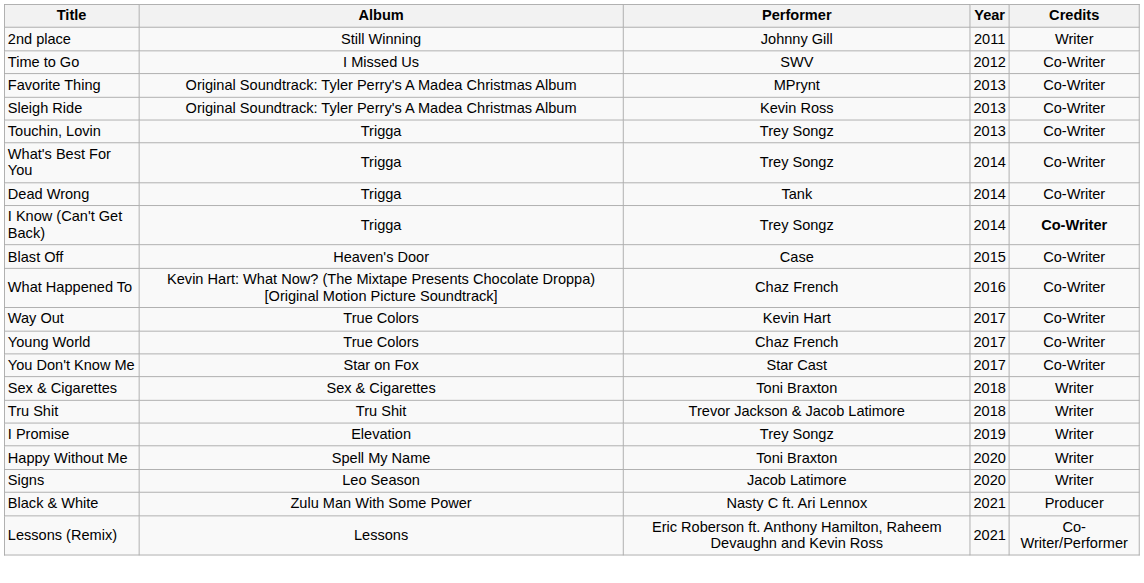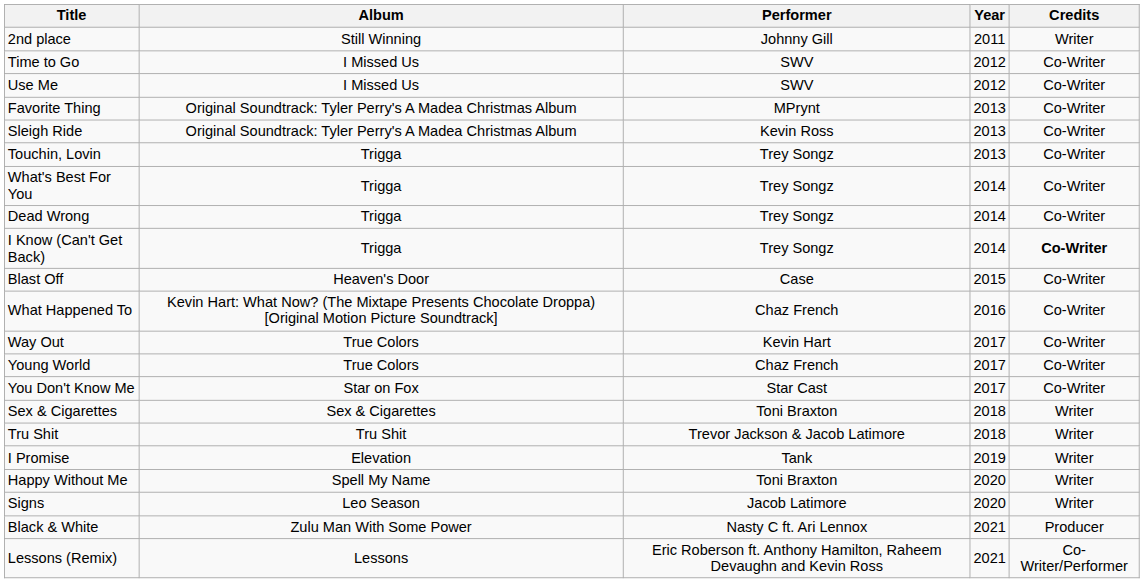+ row: (33, 85)
(797, 194) Tank -> (797, 217) Trey Songz
(797, 434) Trey Songz -> (797, 457) Tank
